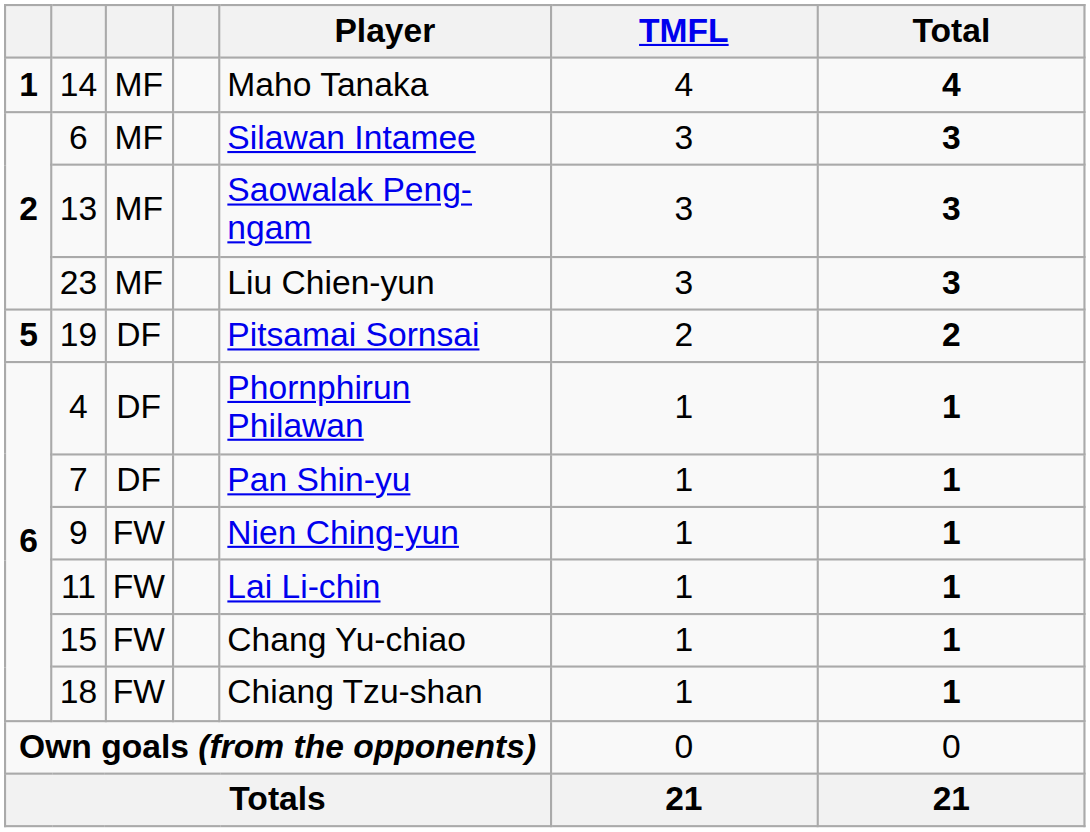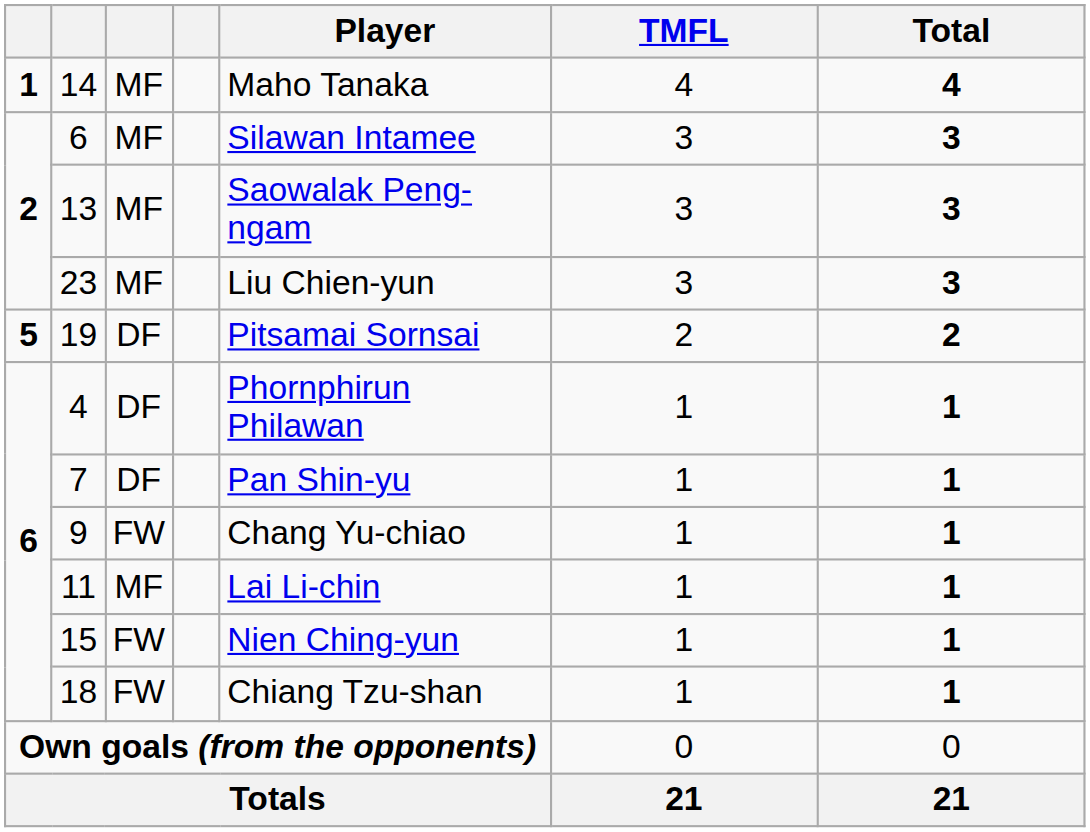(343, 533) Nien Ching-yun -> (347, 533) Chang Yu-chiao
(139, 586) FW -> (139, 586) MF
(347, 639) Chang Yu-chiao -> (343, 639) Nien Ching-yun
